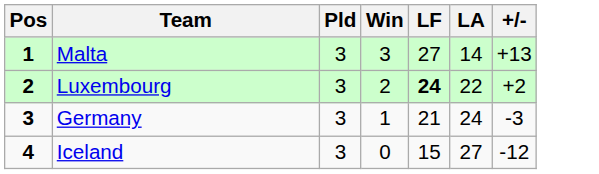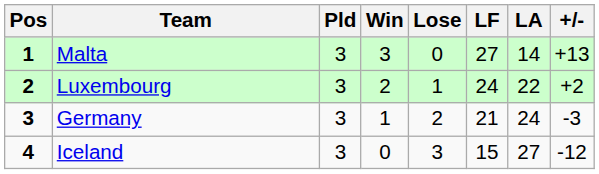+ column: (437, 20)
(429, 86) bold -> (487, 86) normal
